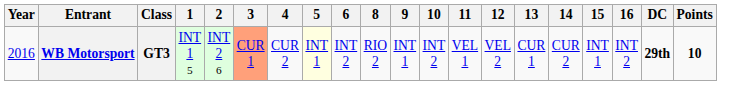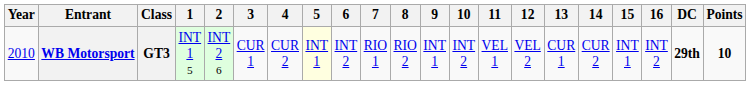+ column: (375, 15)
(21, 53) 2016 -> (21, 53) 2010
(251, 53) lightsalmon background -> (251, 53) no background
